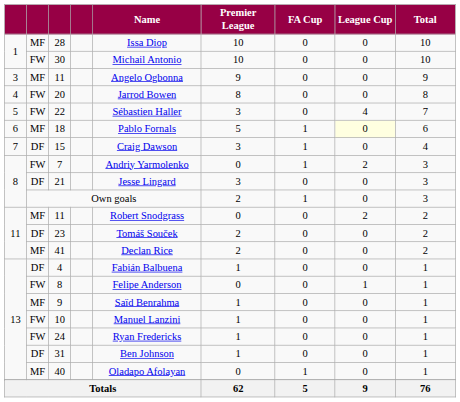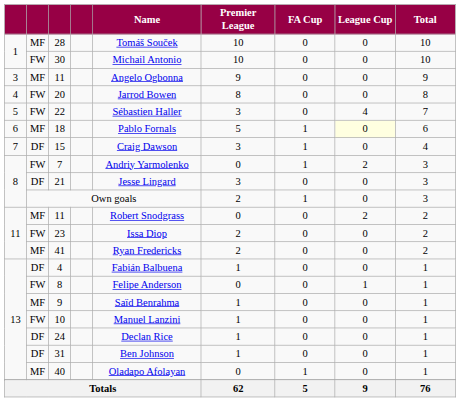(147, 43) Issa Diop -> (147, 43) Tomáš Souček
(38, 233) DF -> (38, 233) FW
(147, 233) Tomáš Souček -> (147, 233) Issa Diop
(147, 250) Declan Rice -> (147, 250) Ryan Fredericks
(38, 337) FW -> (38, 337) DF
(147, 337) Ryan Fredericks -> (147, 337) Declan Rice
